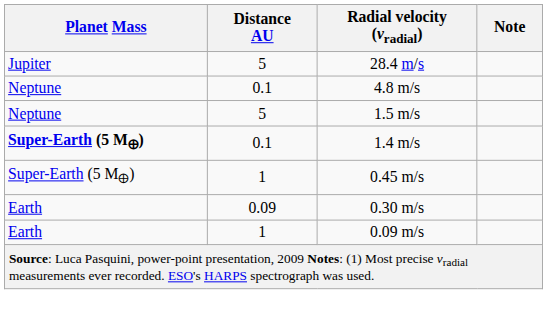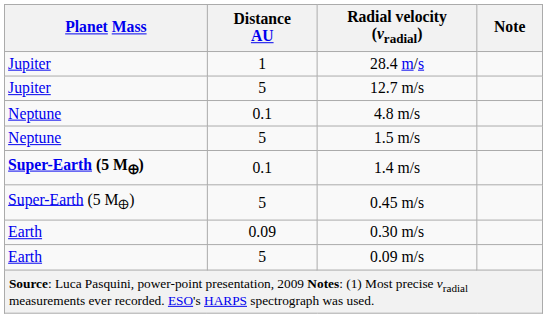(262, 63) 5 -> (262, 63) 1
+ row: (397, 88)
(262, 177) 1 -> (262, 202) 5
(262, 232) 1 -> (262, 257) 5
